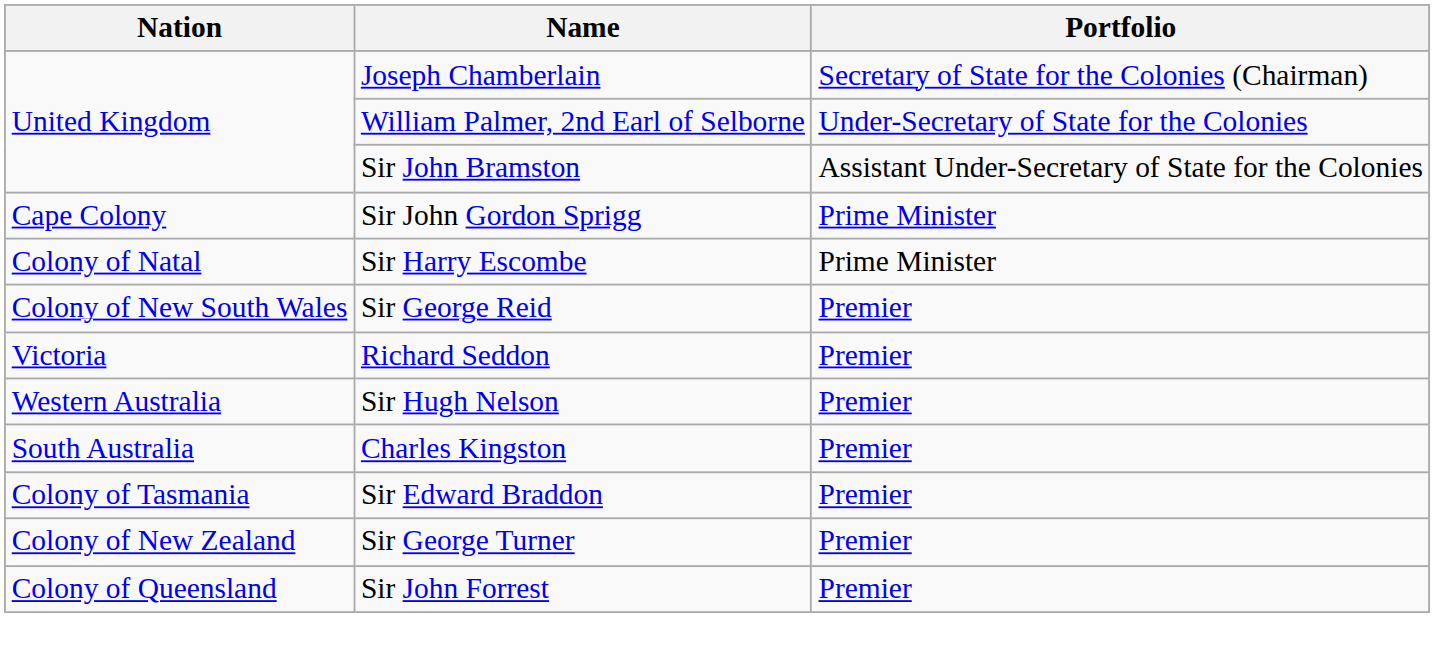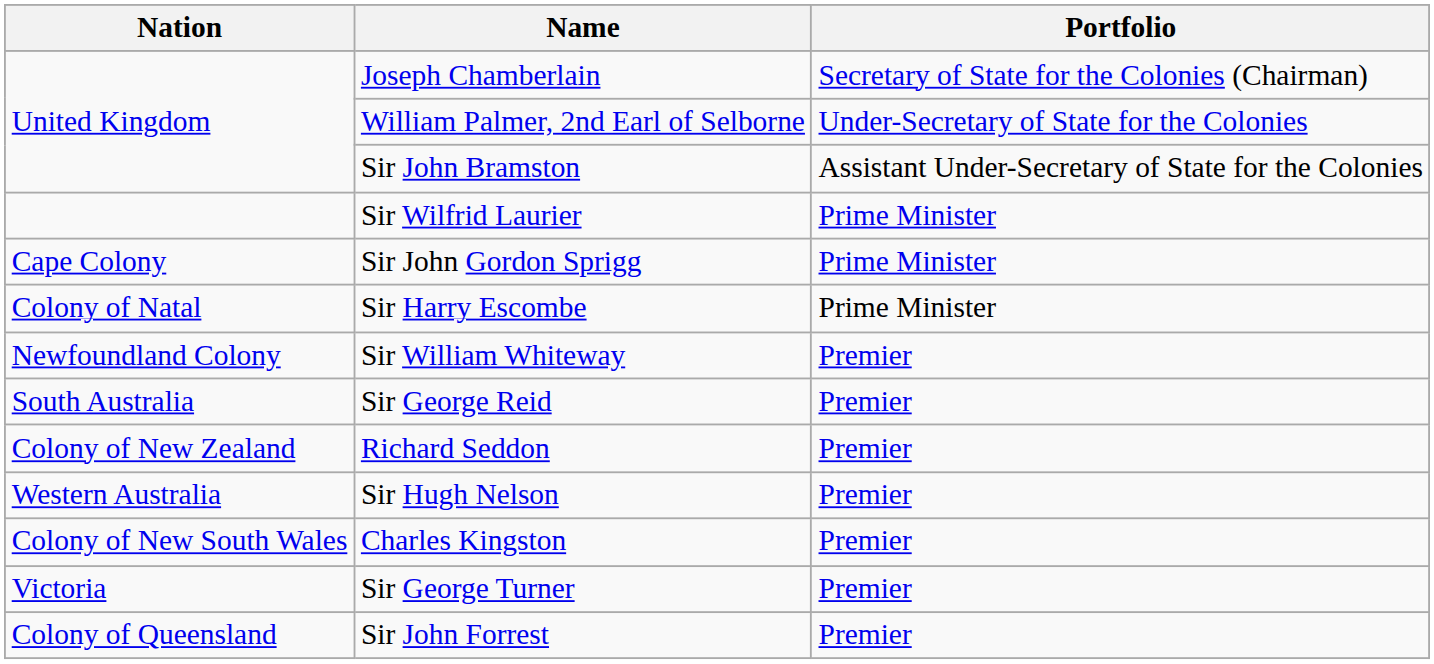+ row: (471, 214)
+ row: (493, 354)
(180, 307) Colony of New South Wales -> (103, 401) South Australia
(59, 354) Victoria -> (154, 448) Colony of New Zealand
(103, 448) South Australia -> (180, 541) Colony of New South Wales
- row: (482, 494)
(154, 541) Colony of New Zealand -> (59, 588) Victoria
